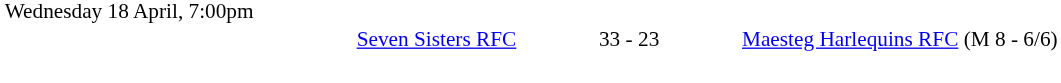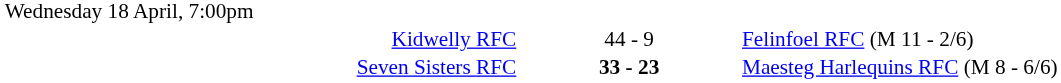+ row: (454, 39)
(629, 39) normal -> (629, 67) bold
